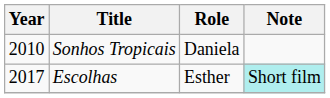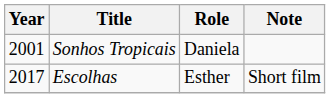(27, 49) 2010 -> (27, 49) 2001
(284, 78) paleturquoise background -> (284, 78) no background
